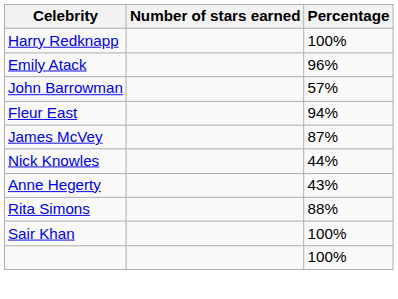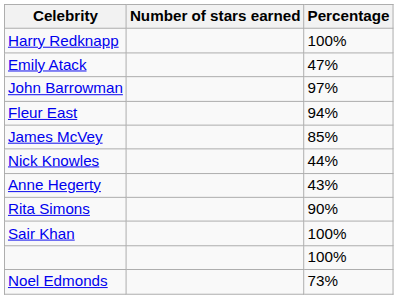(323, 64) 96% -> (323, 64) 47%
(323, 88) 57% -> (323, 88) 97%
(323, 137) 87% -> (323, 137) 85%
(323, 209) 88% -> (323, 209) 90%
+ row: (58, 281)
